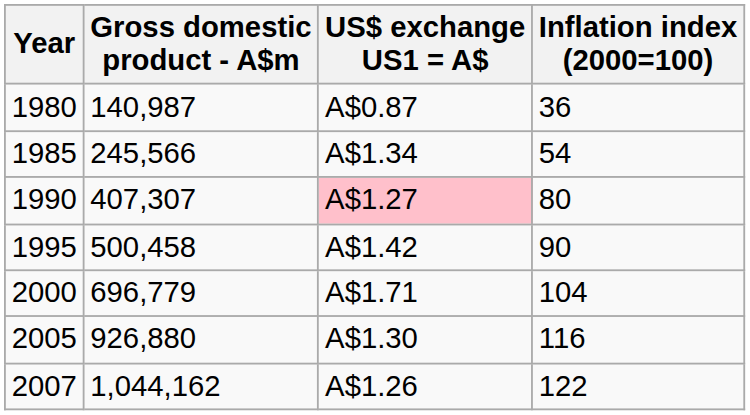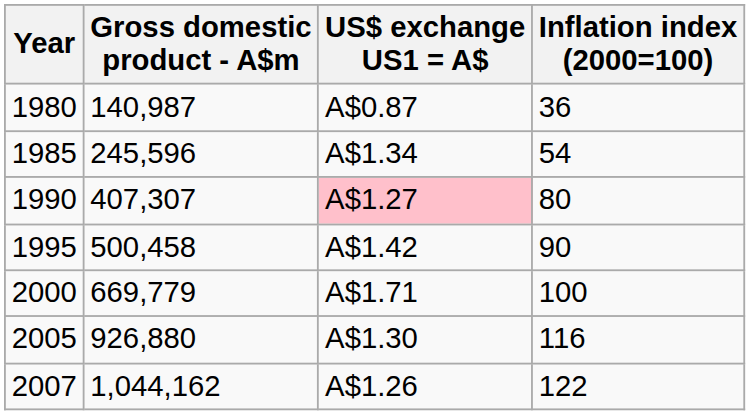(143, 153) 245,566 -> (143, 153) 245,596
(143, 292) 696,779 -> (143, 292) 669,779
(563, 292) 104 -> (563, 292) 100
